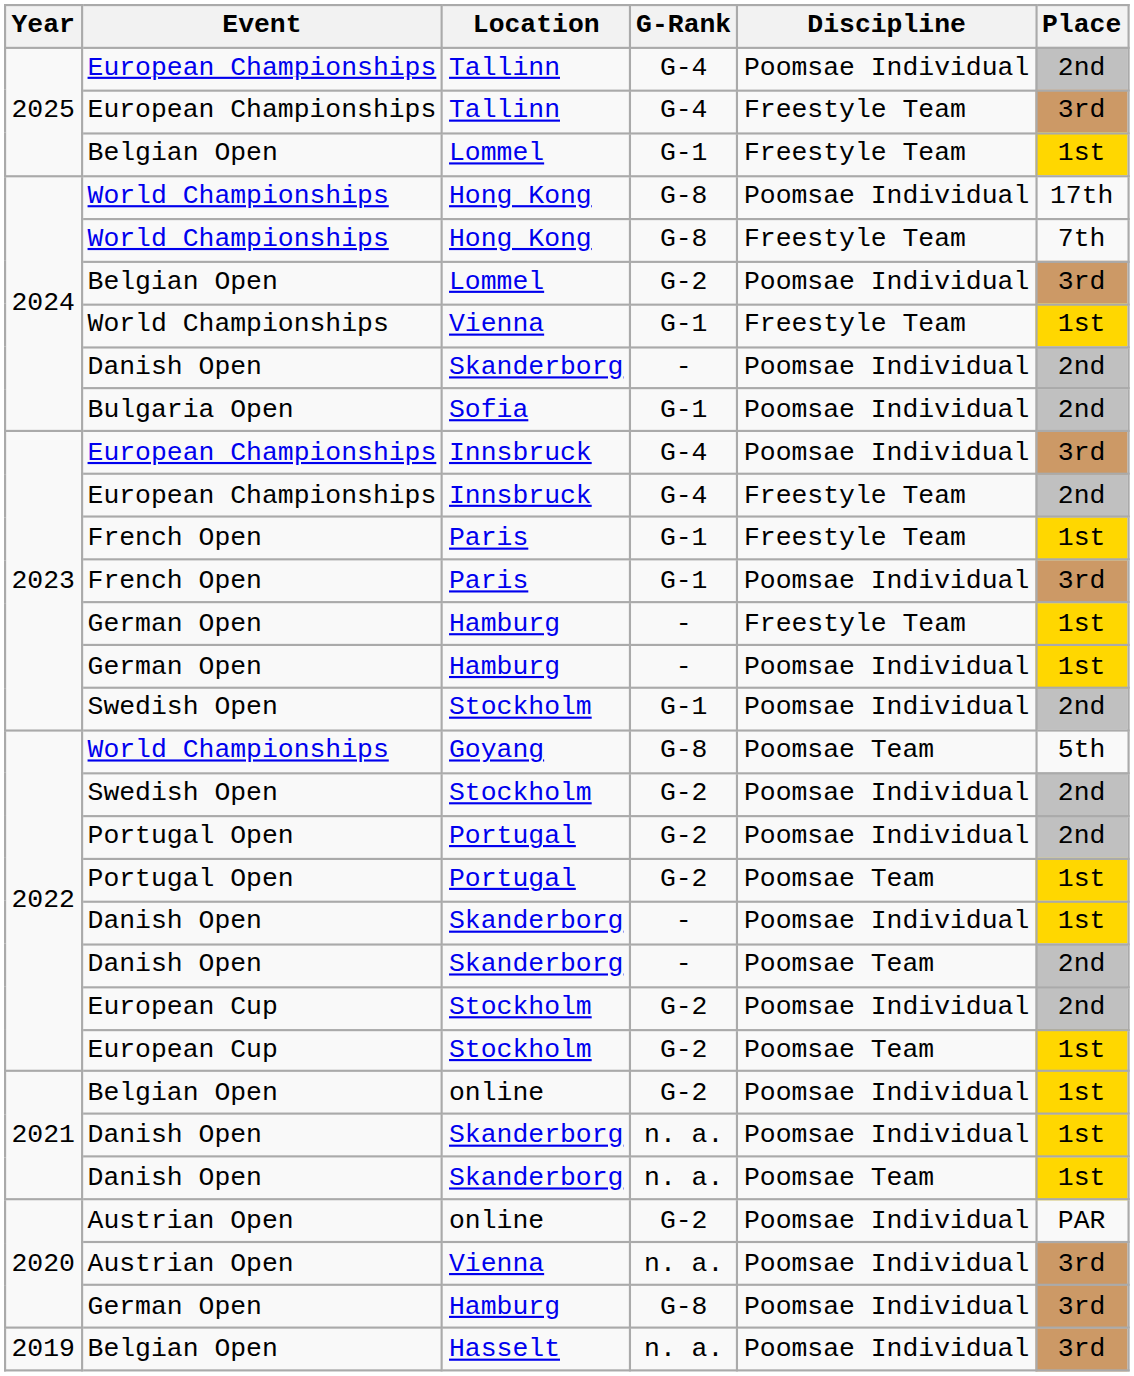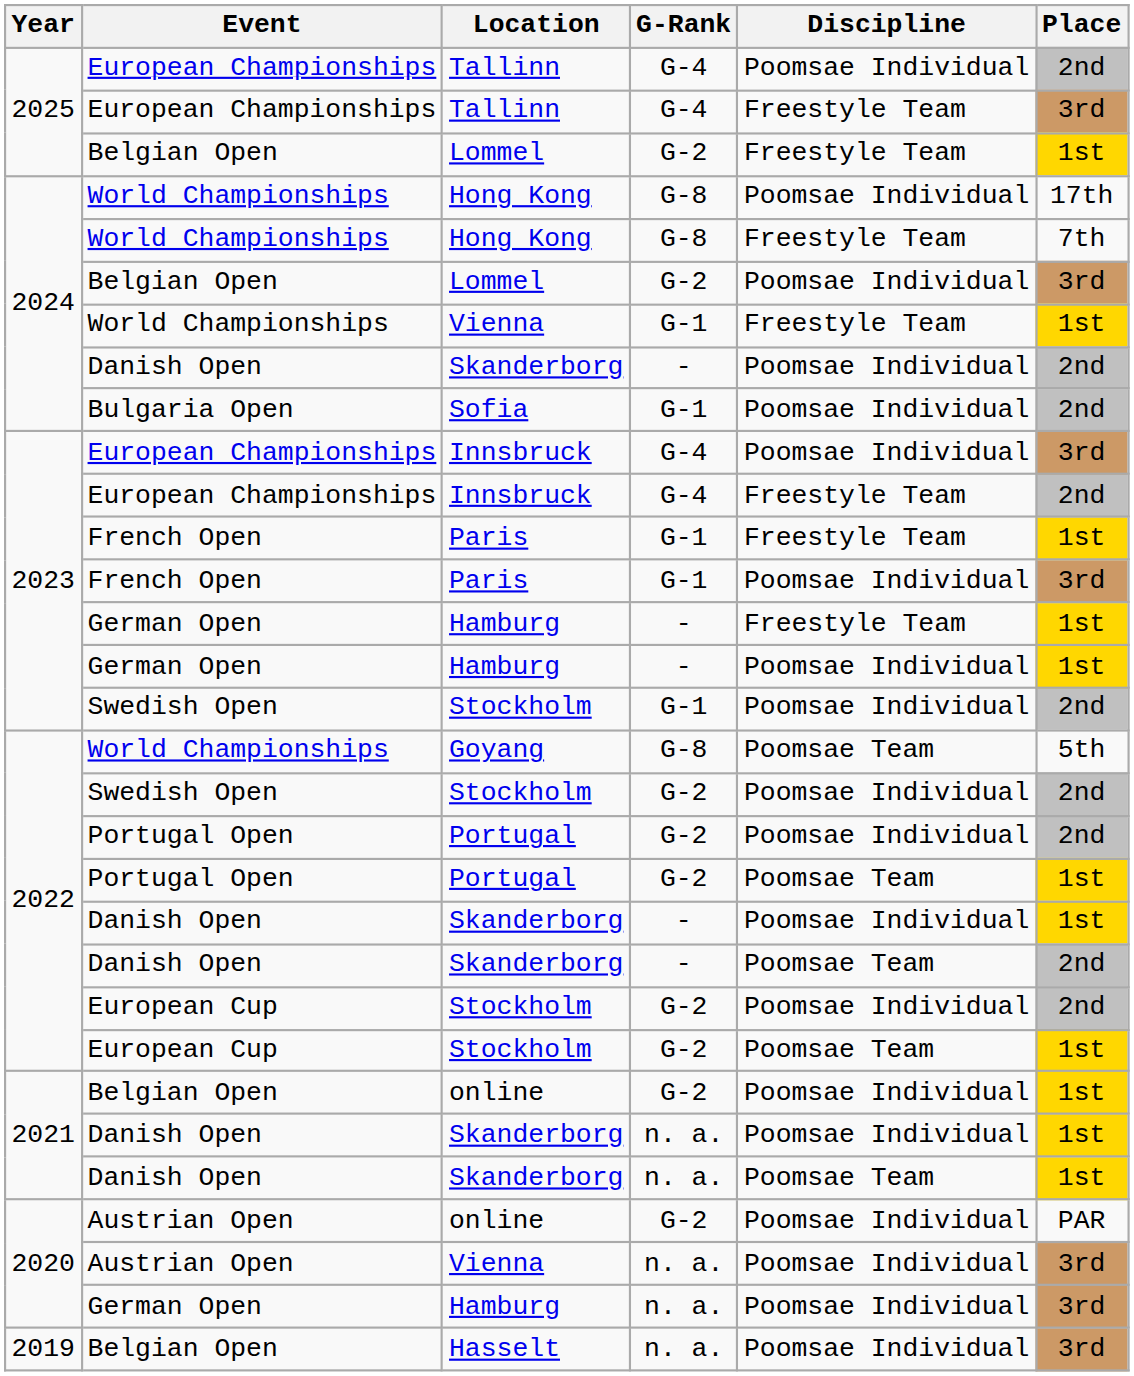(684, 155) G-1 -> (684, 155) G-2
(684, 1307) G-8 -> (684, 1307) n. a.
